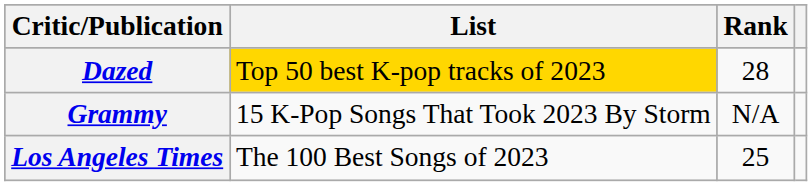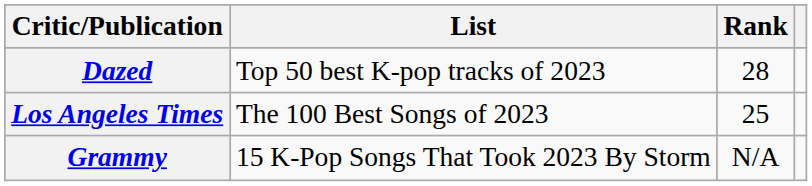(421, 69) gold background -> (421, 69) no background
rows swapped: (117, 113) <-> (117, 157)
